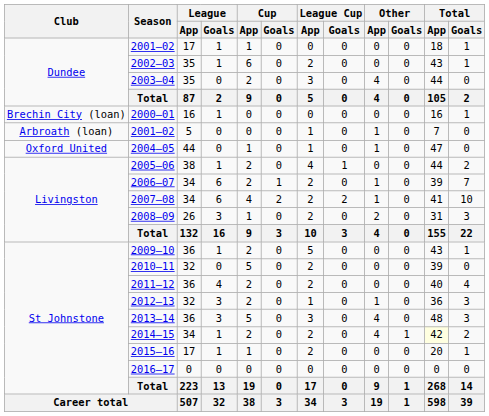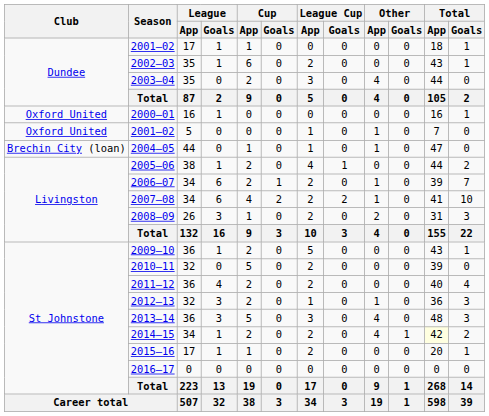(66, 115) Brechin City (loan) -> (66, 115) Oxford United
(66, 132) Arbroath (loan) -> (66, 132) Oxford United
(66, 148) Oxford United -> (66, 148) Brechin City (loan)
